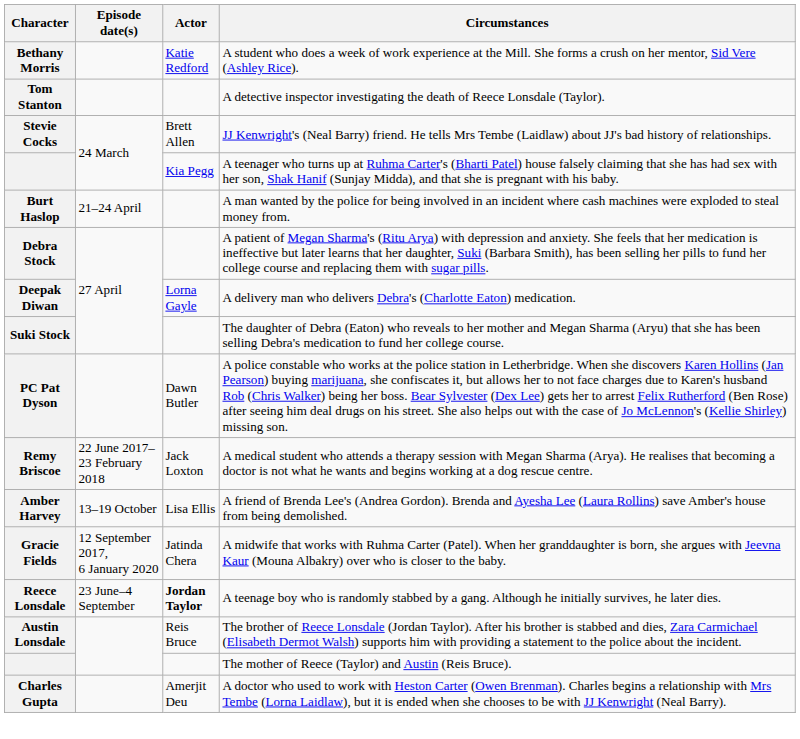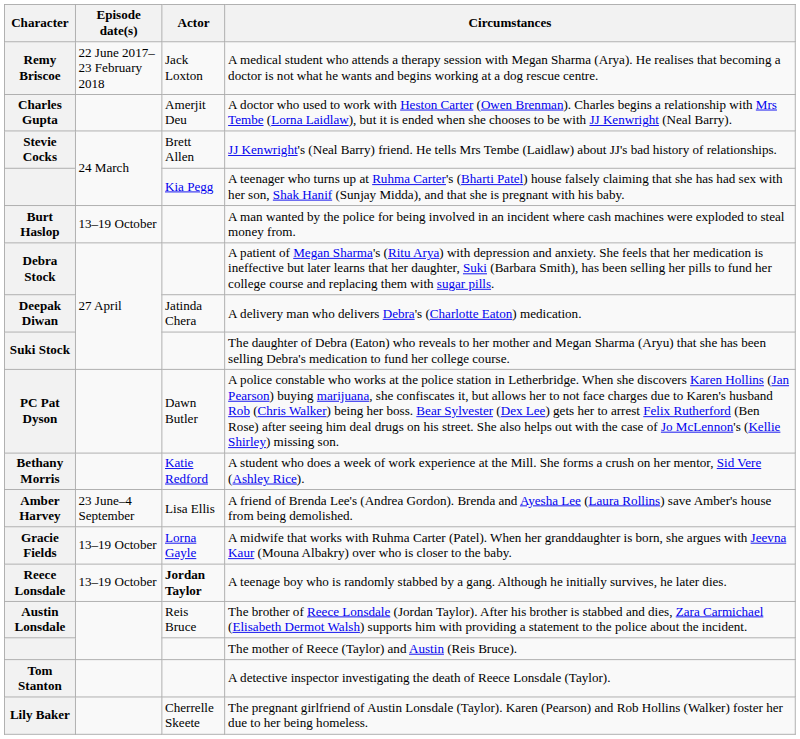rows swapped: (40, 60) <-> (40, 463)
rows swapped: (40, 694) <-> (40, 97)
(110, 208) 21–24 April -> (118, 224) 13–19 October
(181, 298) Lorna Gayle -> (184, 313) Jatinda Chera
(118, 508) 13–19 October -> (106, 508) 23 June–4 September
(119, 553) 12 September 2017, 6 January 2020 -> (118, 545) 13–19 October
(184, 553) Jatinda Chera -> (181, 545) Lorna Gayle
(107, 598) 23 June–4 September -> (118, 582) 13–19 October
+ row: (40, 715)
